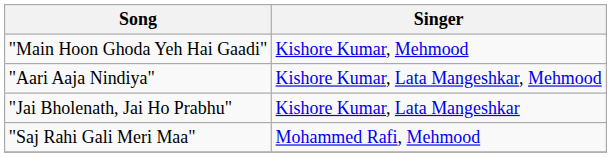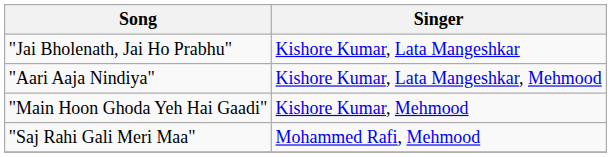rows swapped: (138, 49) <-> (120, 108)
